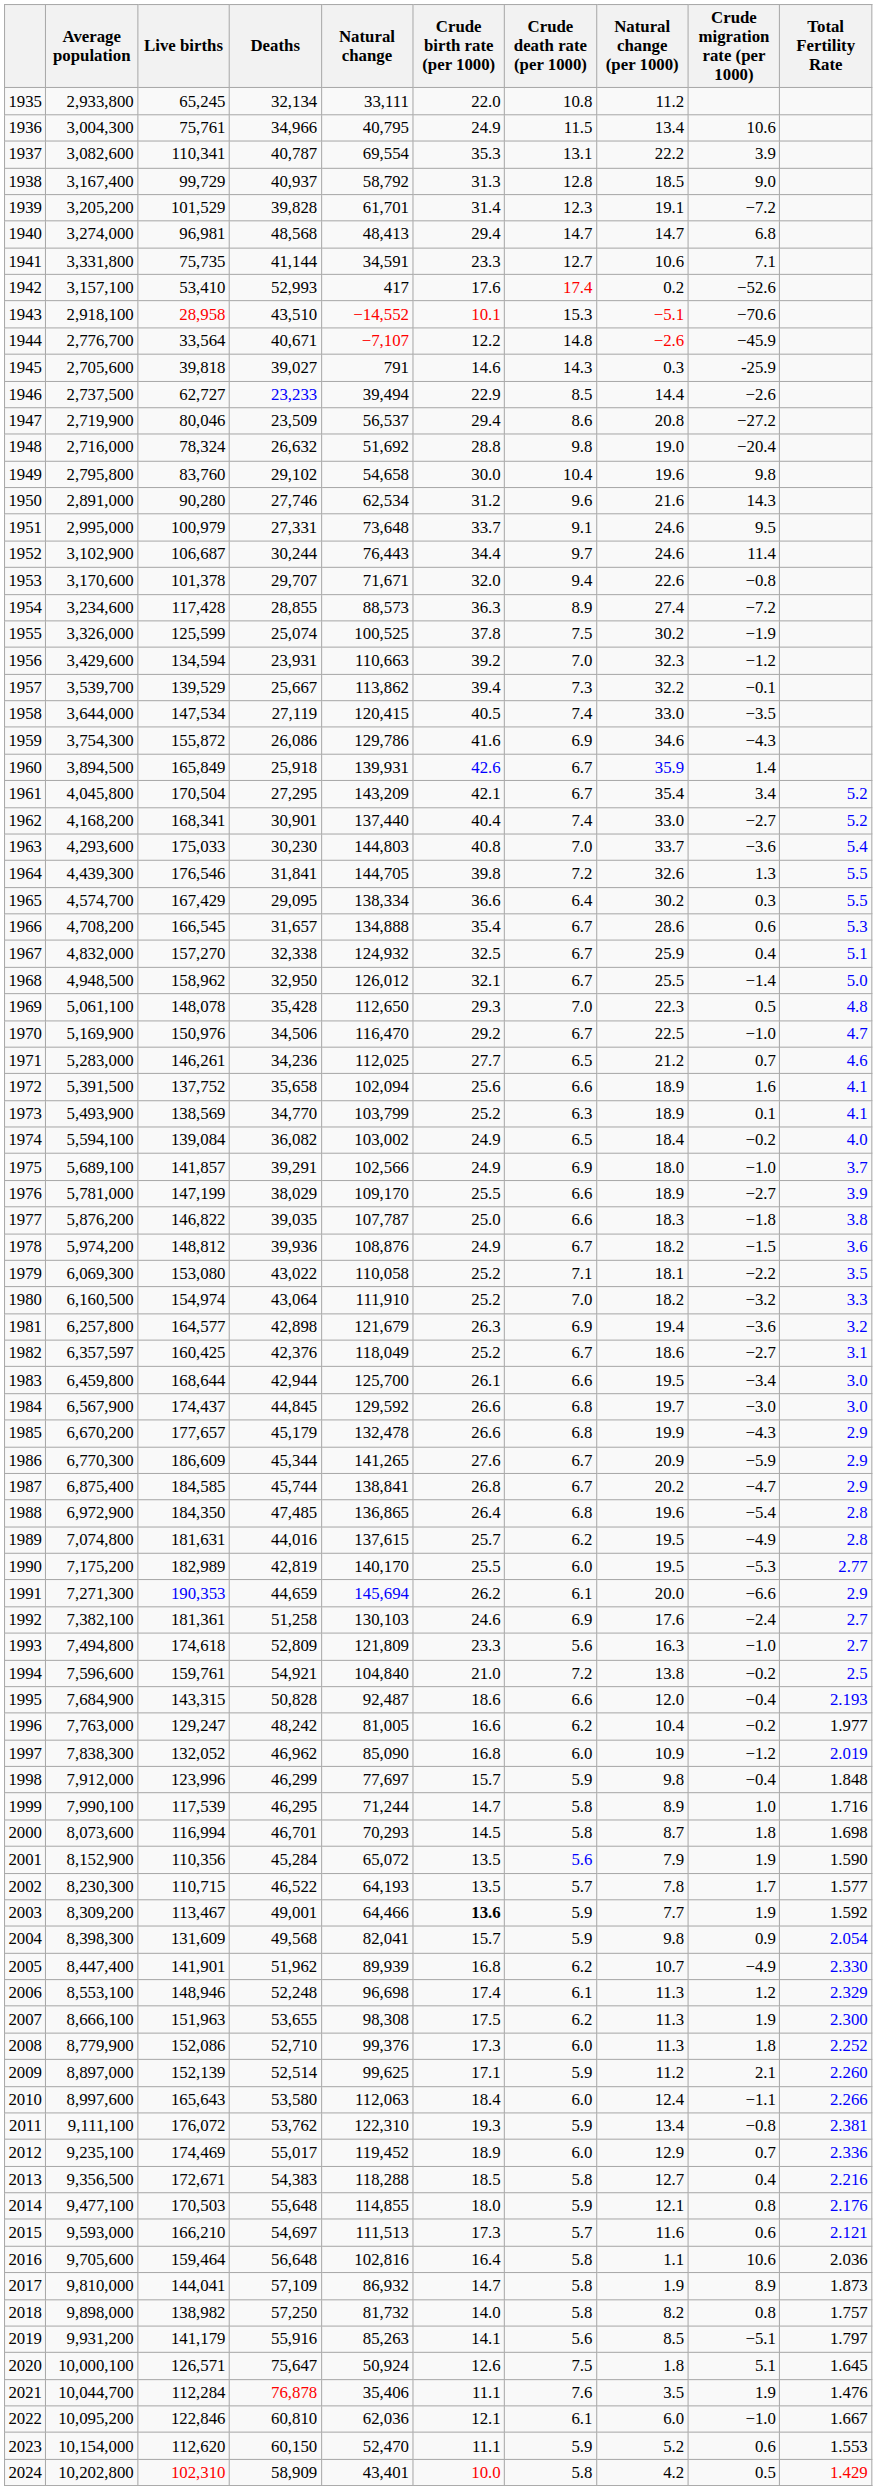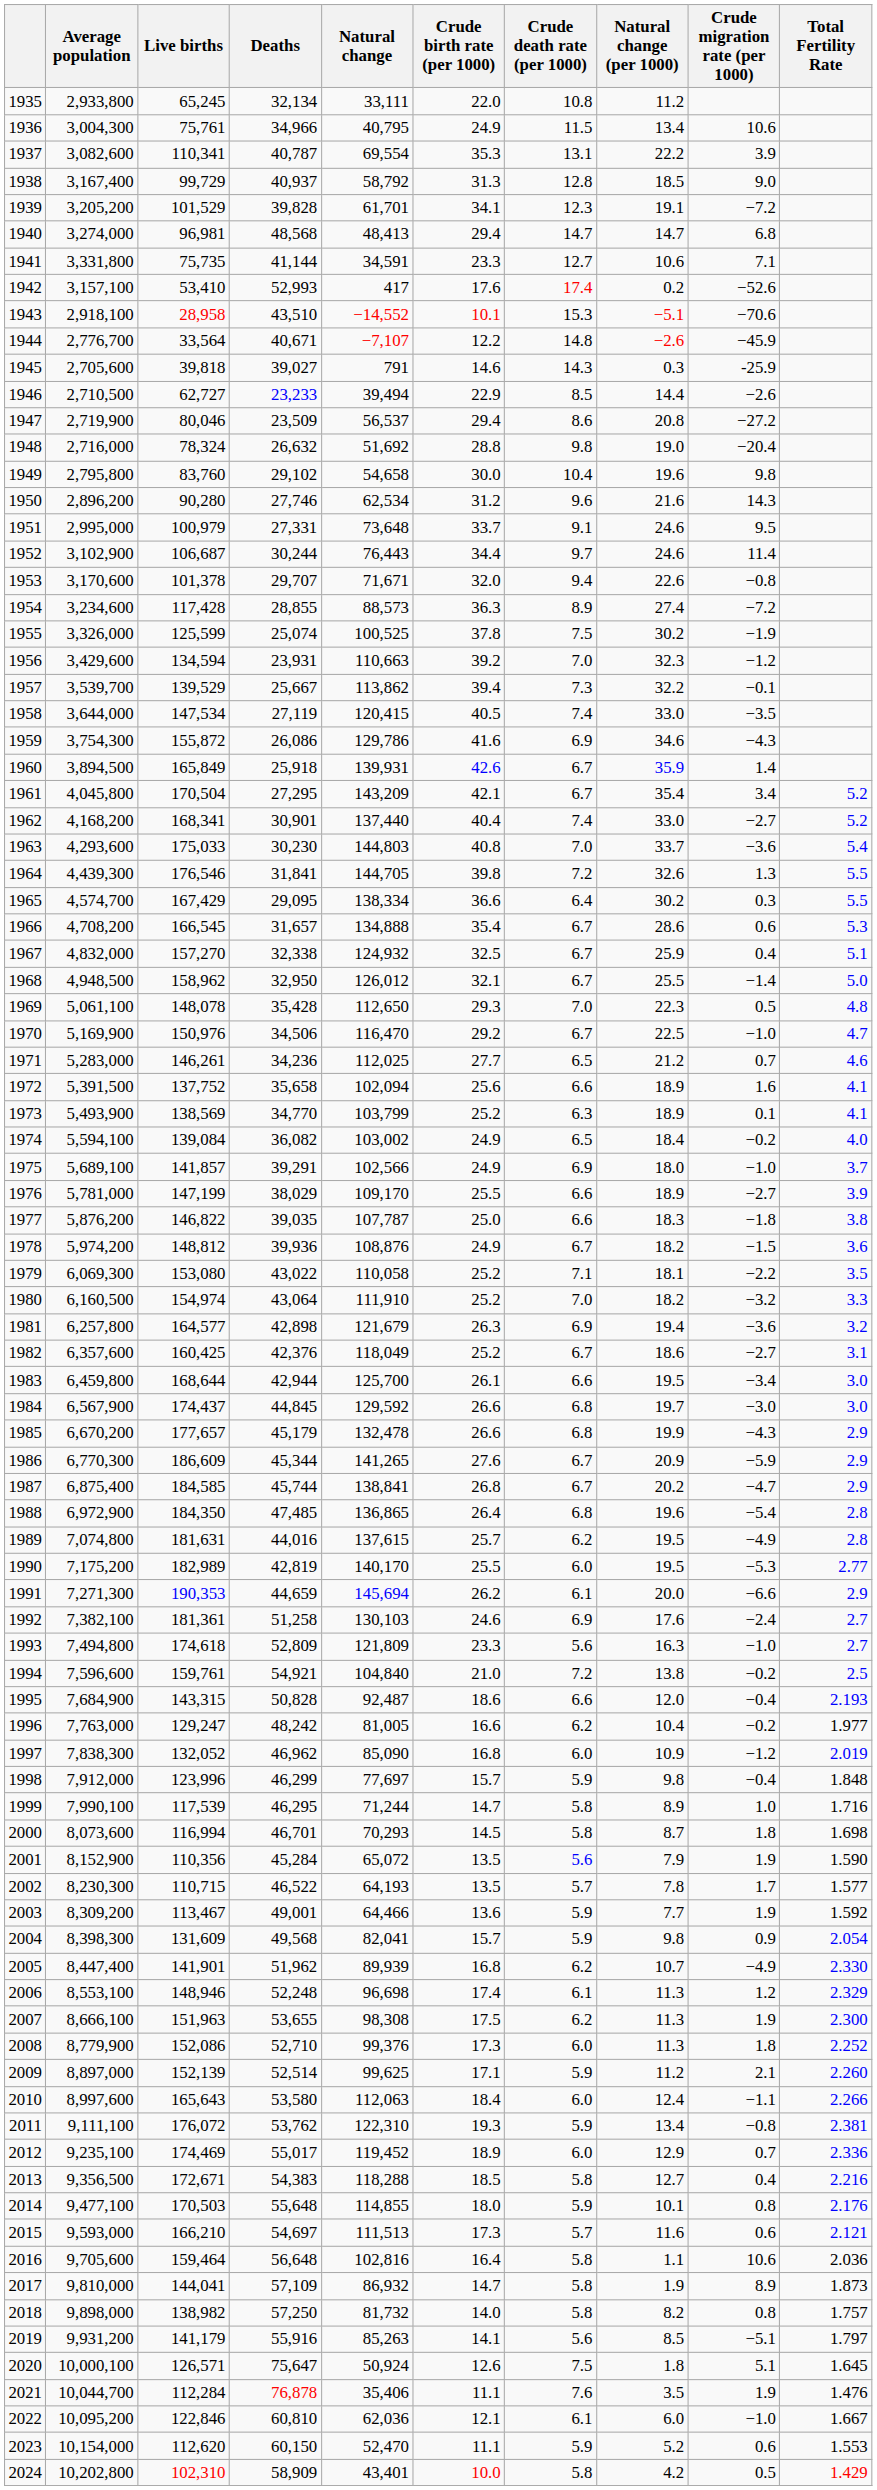(486, 207) 31.4 -> (486, 207) 34.1
(100, 394) 2,737,500 -> (100, 394) 2,710,500
(100, 500) 2,891,000 -> (100, 500) 2,896,200
(100, 1353) 6,357,597 -> (100, 1353) 6,357,600
(486, 1912) bold -> (486, 1912) normal
(670, 2206) 12.1 -> (670, 2206) 10.1
